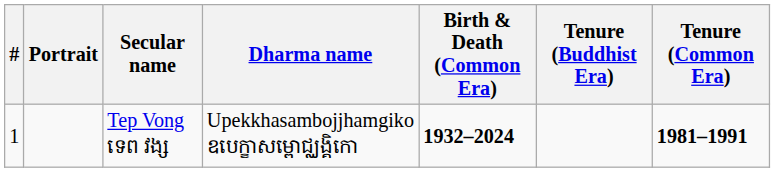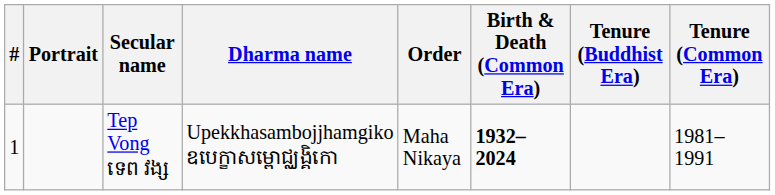+ column: (434, 54)
(702, 135) bold -> (699, 146) normal
